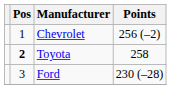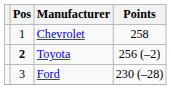(140, 34) 256 (–2) -> (140, 34) 258
(140, 54) 258 -> (140, 54) 256 (–2)
